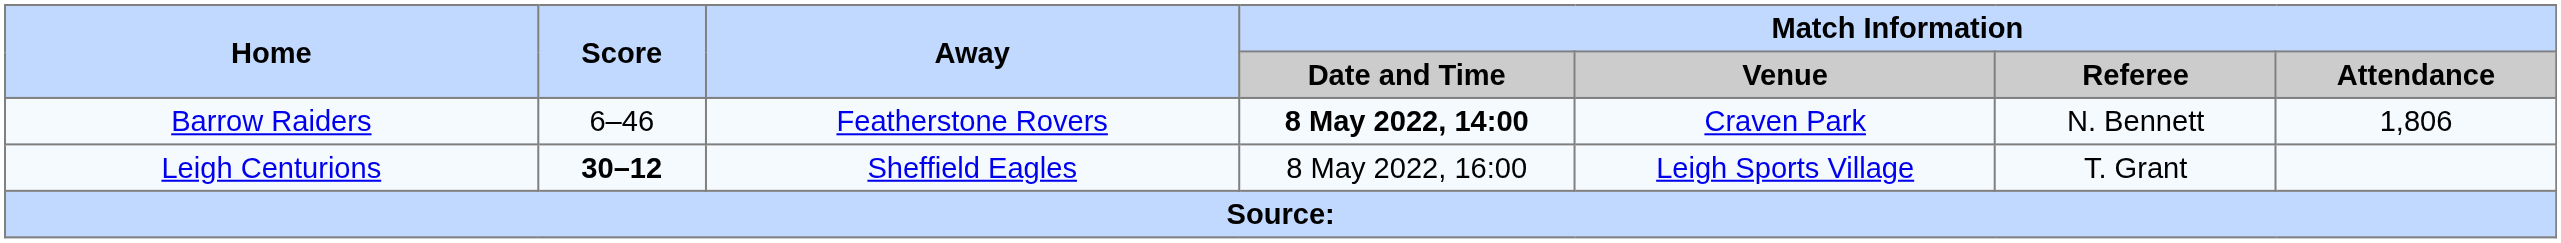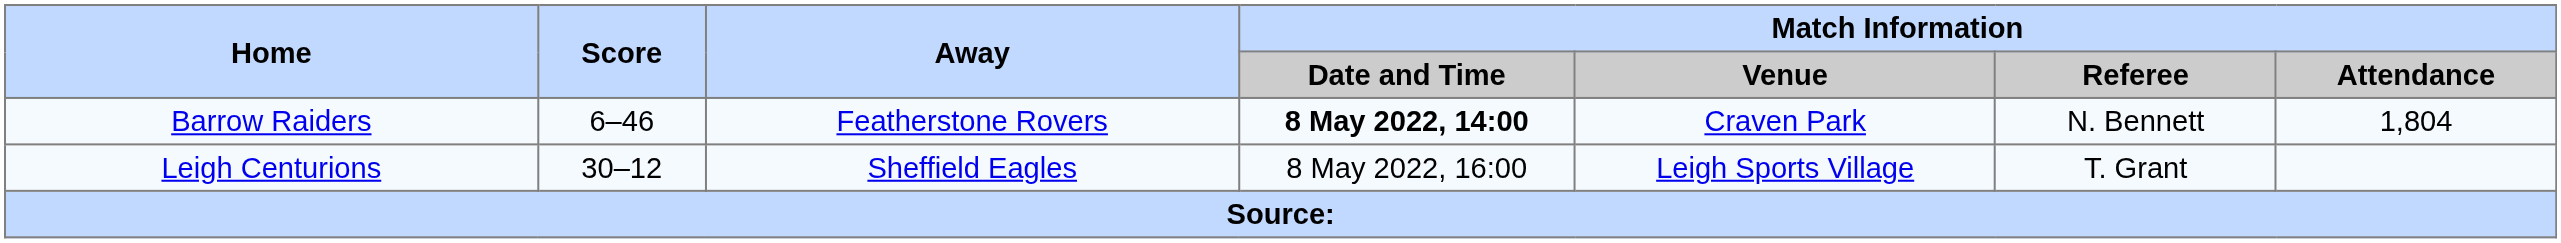(2416, 121) 1,806 -> (2416, 121) 1,804
(622, 168) bold -> (622, 168) normal
